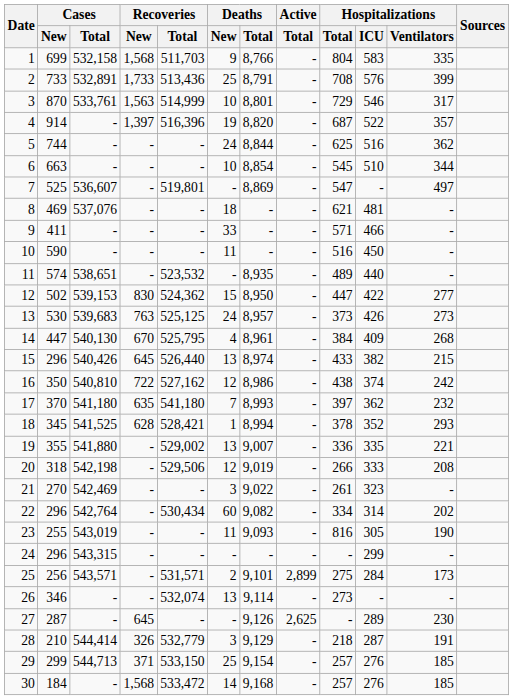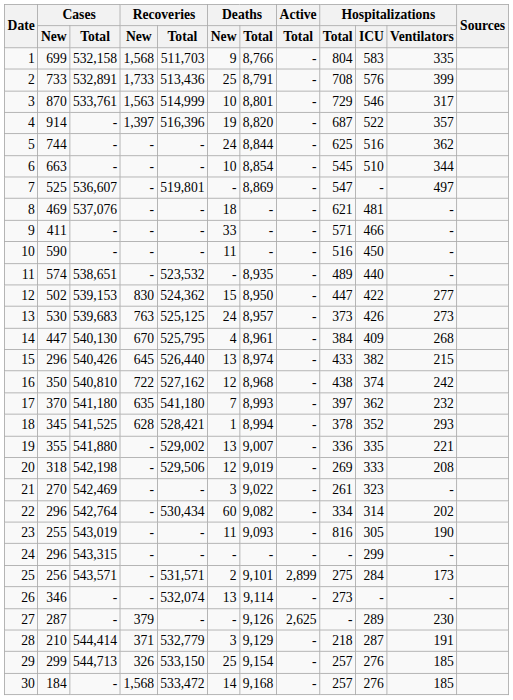(258, 381) 8,986 -> (258, 381) 8,968
(342, 468) 266 -> (342, 468) 269
(144, 619) 645 -> (144, 619) 379
(144, 640) 326 -> (144, 640) 371
(144, 662) 371 -> (144, 662) 326
